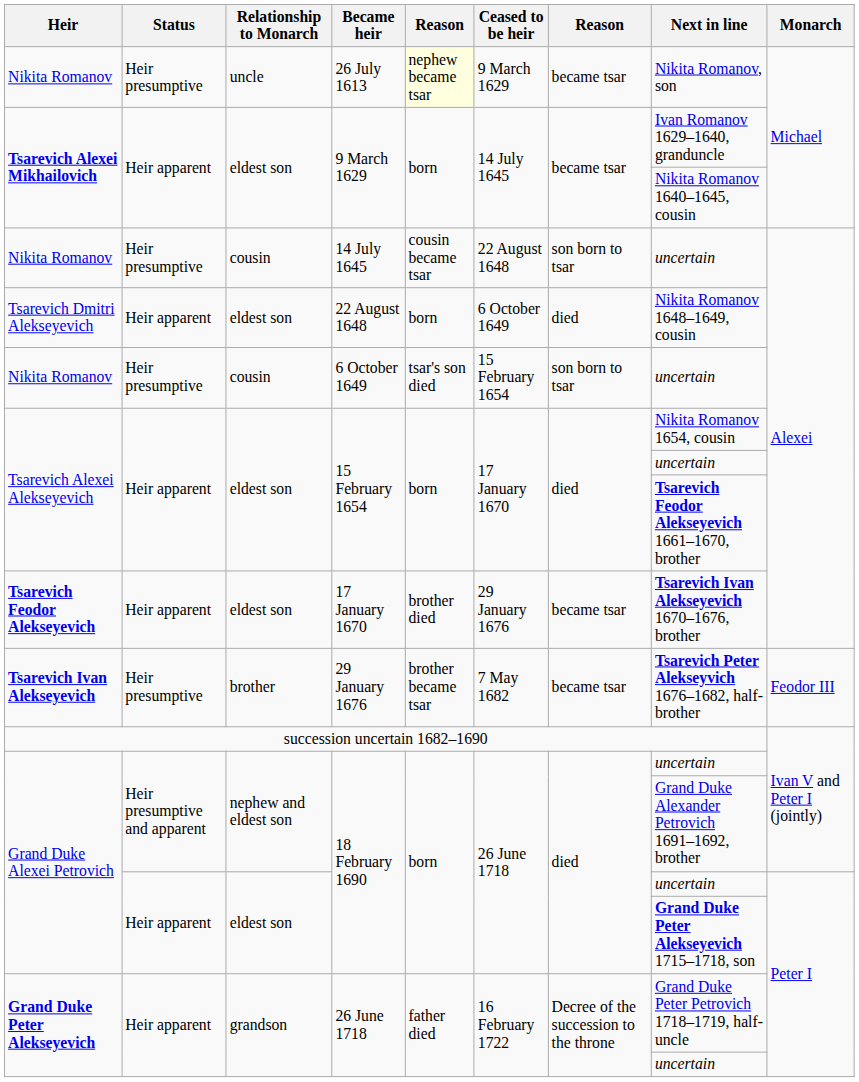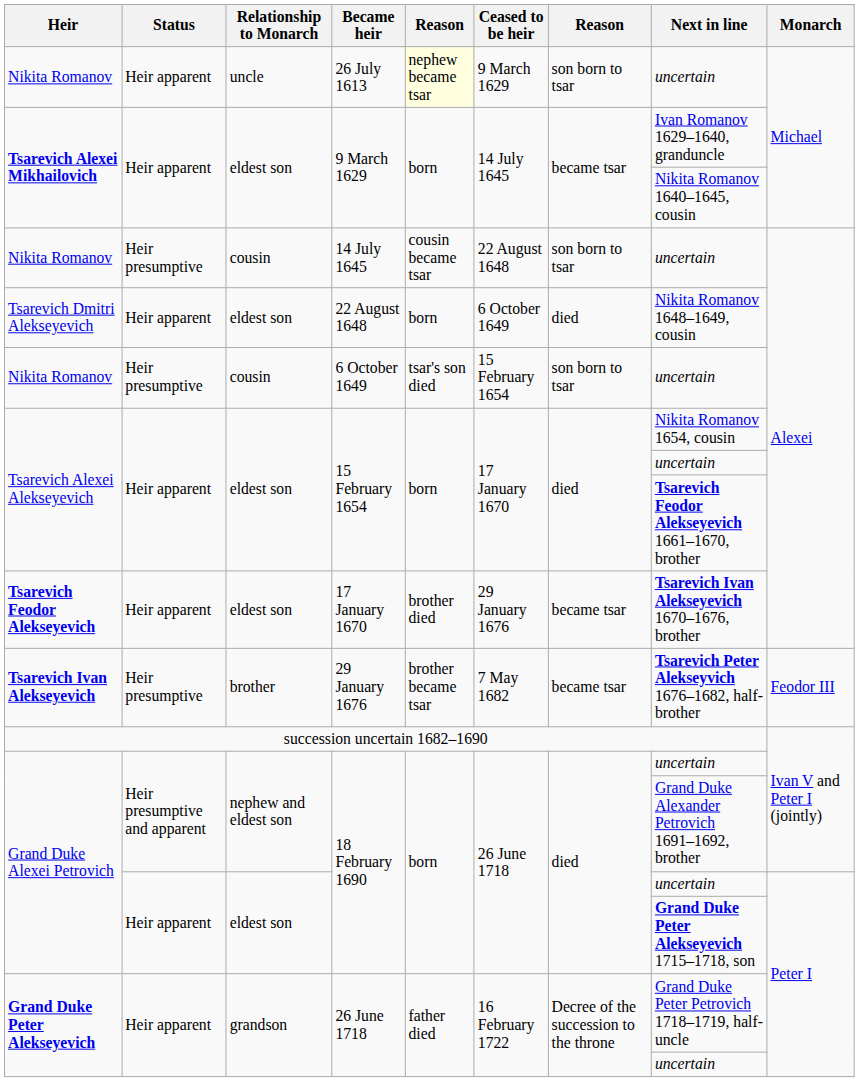(164, 77) Heir presumptive -> (168, 77) Heir apparent
(589, 77) became tsar -> (587, 77) son born to tsar
(708, 77) Nikita Romanov, son -> (685, 77) uncertain
